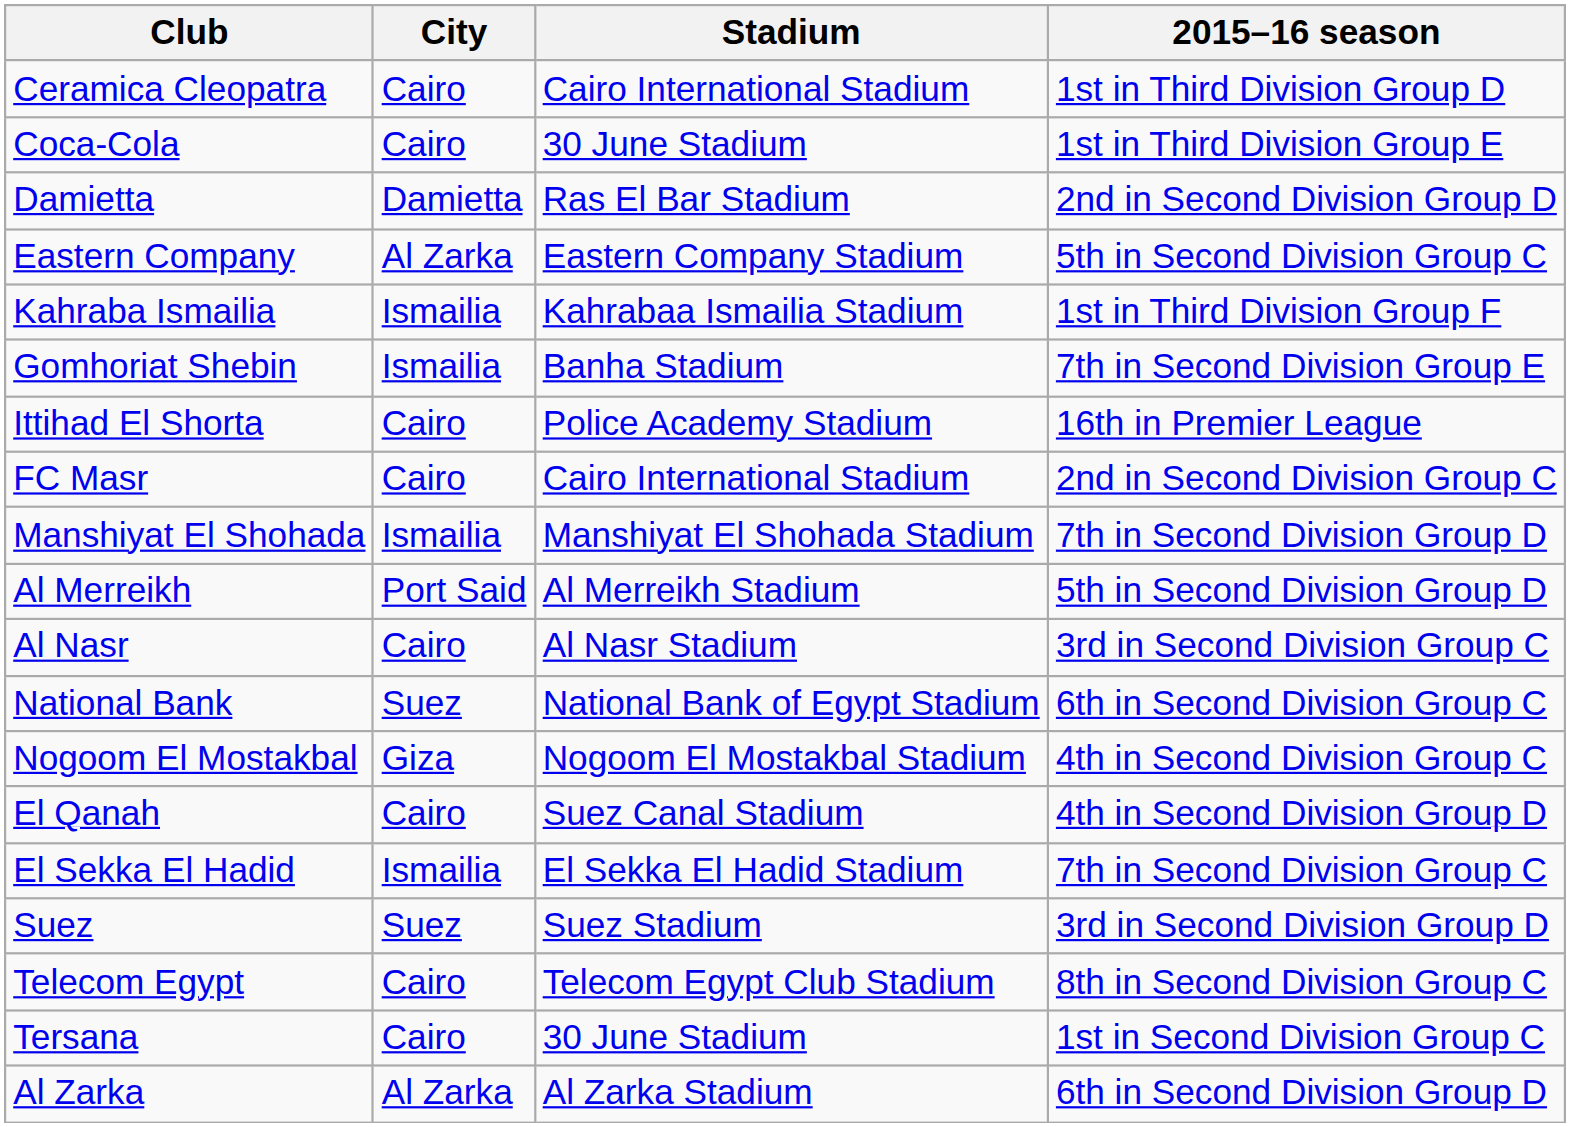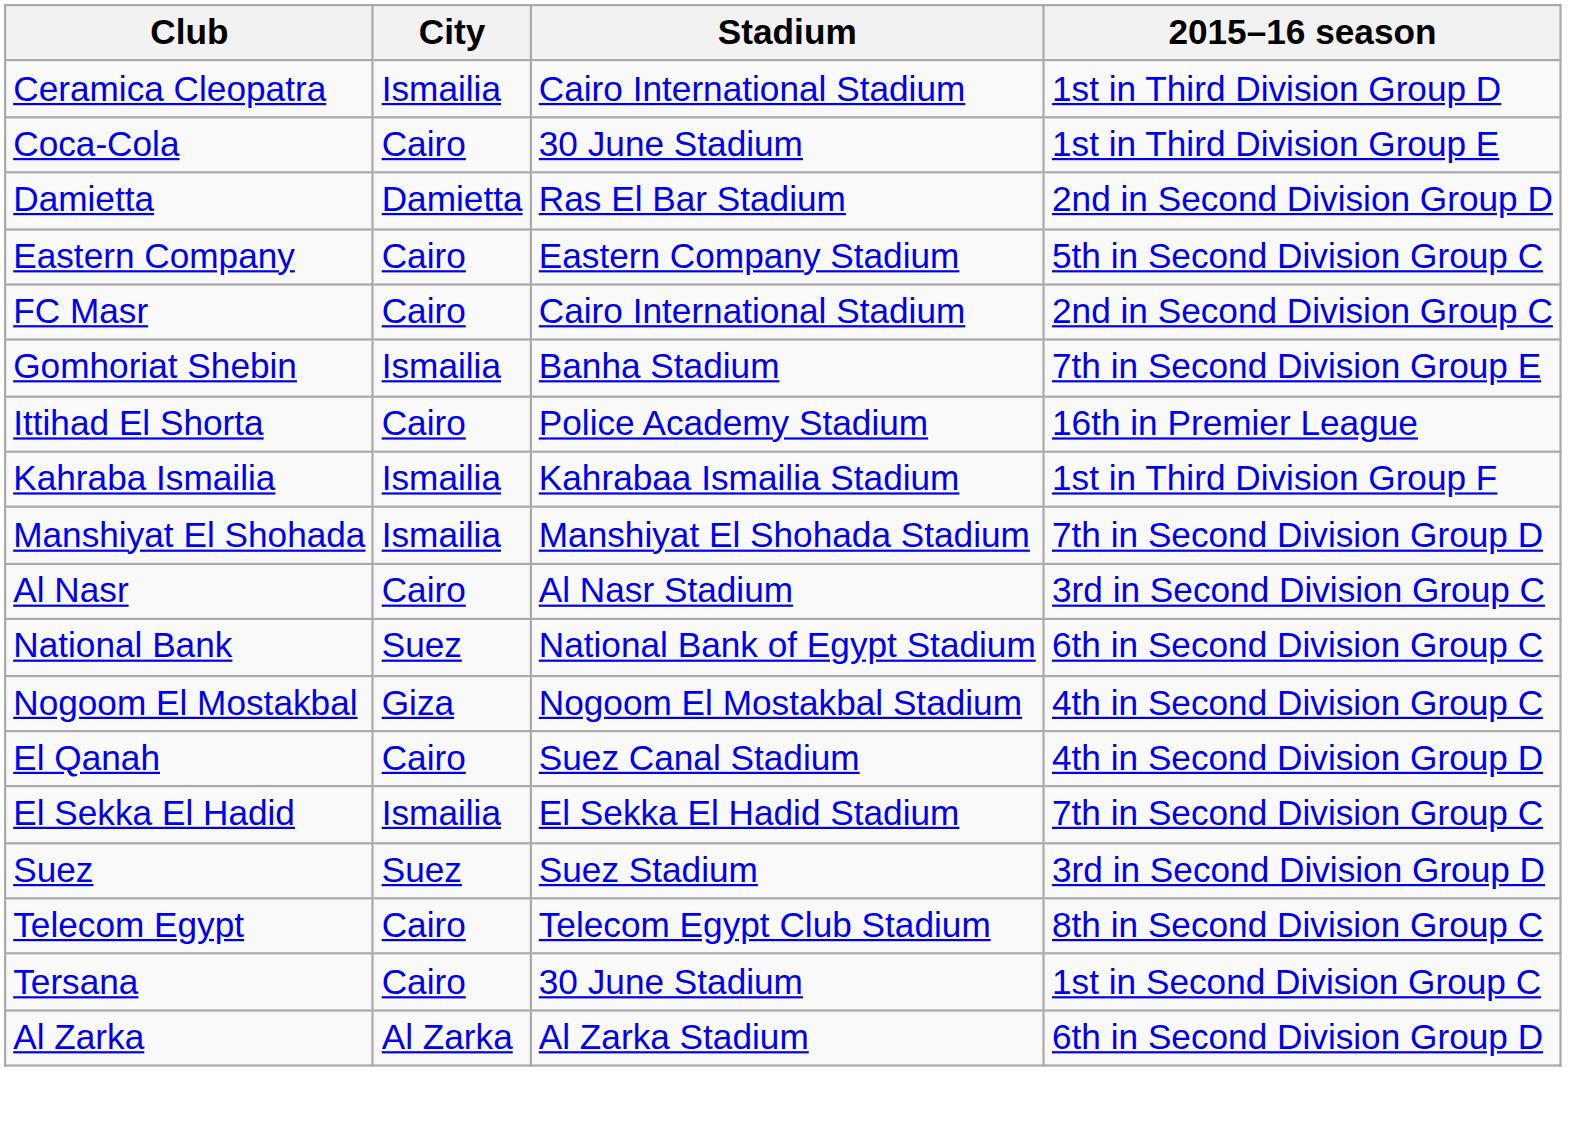(424, 88) Cairo -> (441, 88) Ismailia
(447, 255) Al Zarka -> (424, 255) Cairo
rows swapped: (81, 479) <-> (144, 311)
- row: (102, 590)
